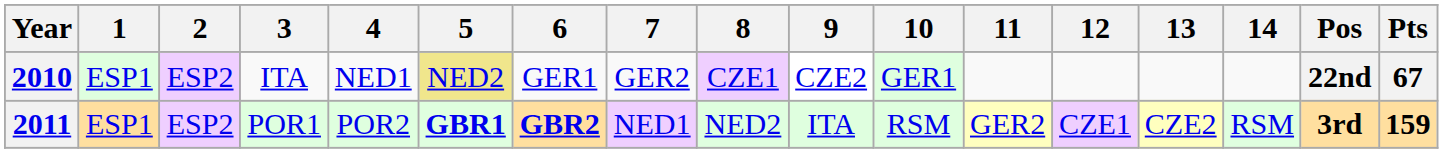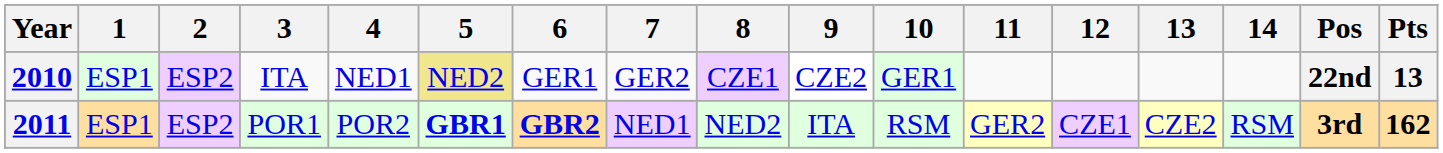(1408, 76) 67 -> (1408, 76) 13
(1408, 123) 159 -> (1408, 123) 162
